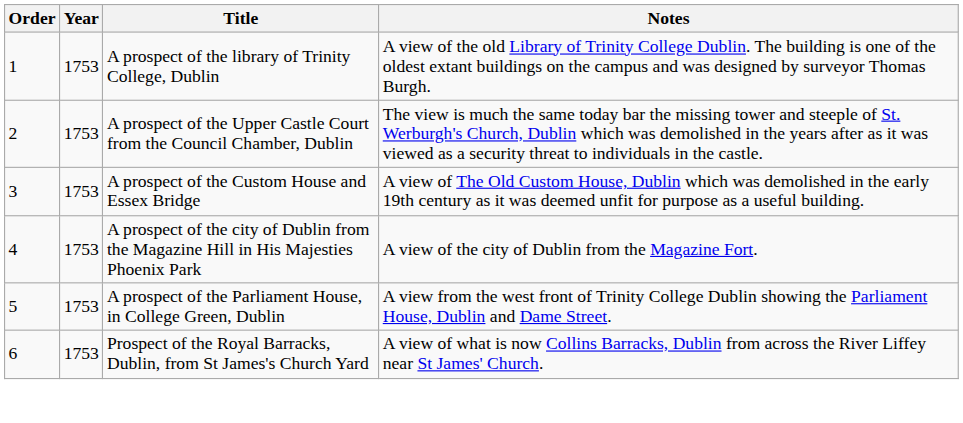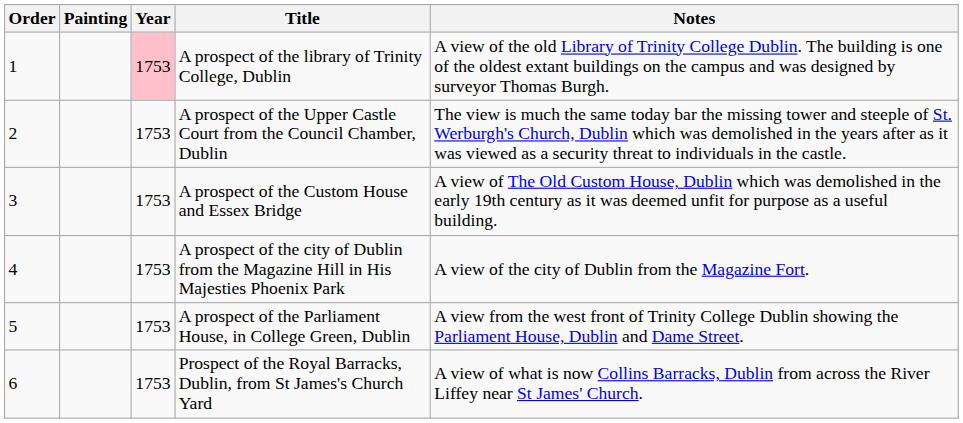+ column: (95, 18)
(81, 66) no background -> (153, 66) pink background
